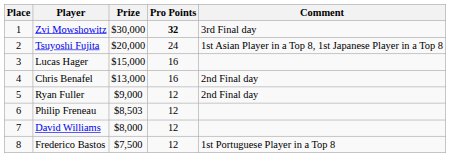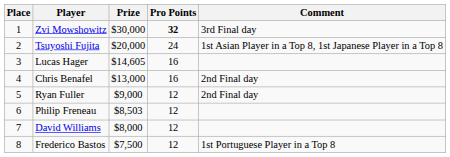(128, 62) $15,000 -> (128, 62) $14,605
